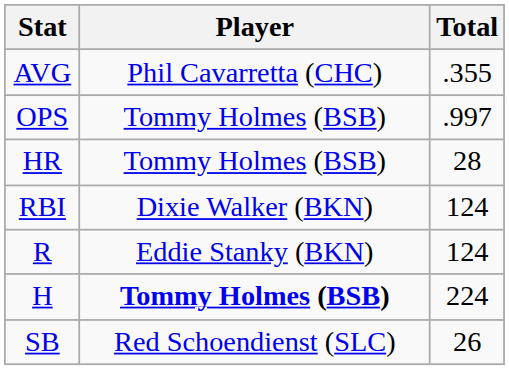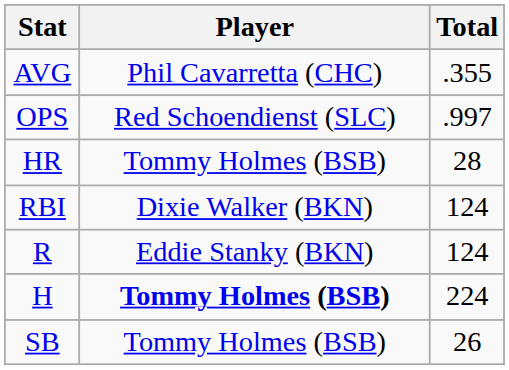(255, 116) Tommy Holmes (BSB) -> (255, 116) Red Schoendienst (SLC)
(255, 341) Red Schoendienst (SLC) -> (255, 341) Tommy Holmes (BSB)
